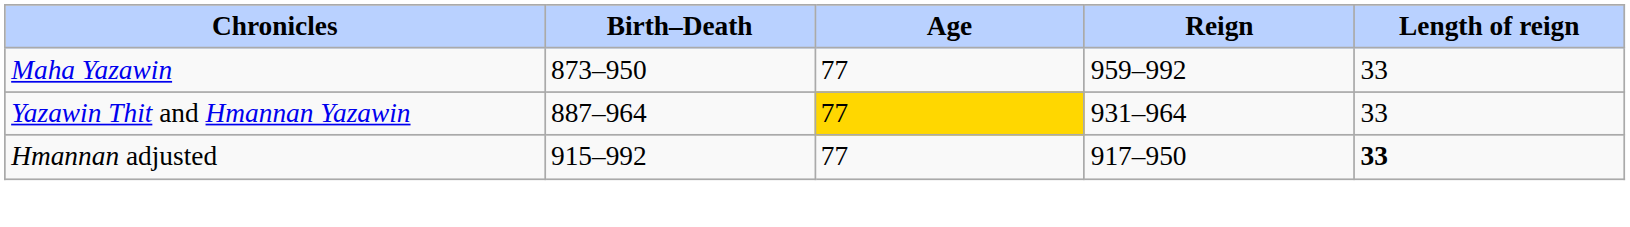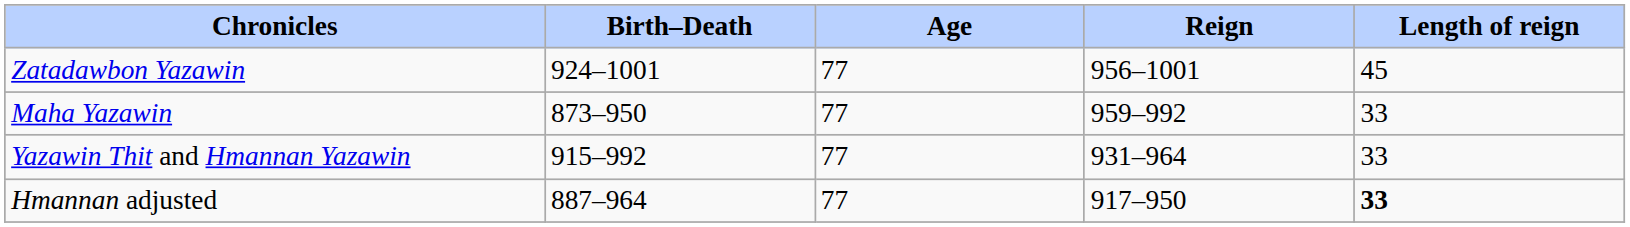+ row: (128, 69)
(599, 112) 887–964 -> (599, 156) 915–992
(835, 112) gold background -> (835, 156) no background
(599, 156) 915–992 -> (599, 199) 887–964
